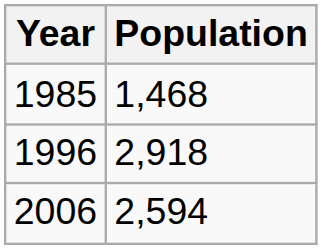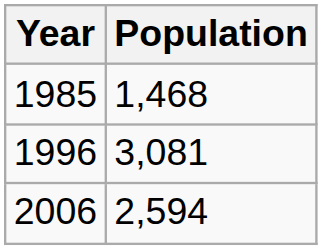(161, 152) 2,918 -> (161, 152) 3,081
